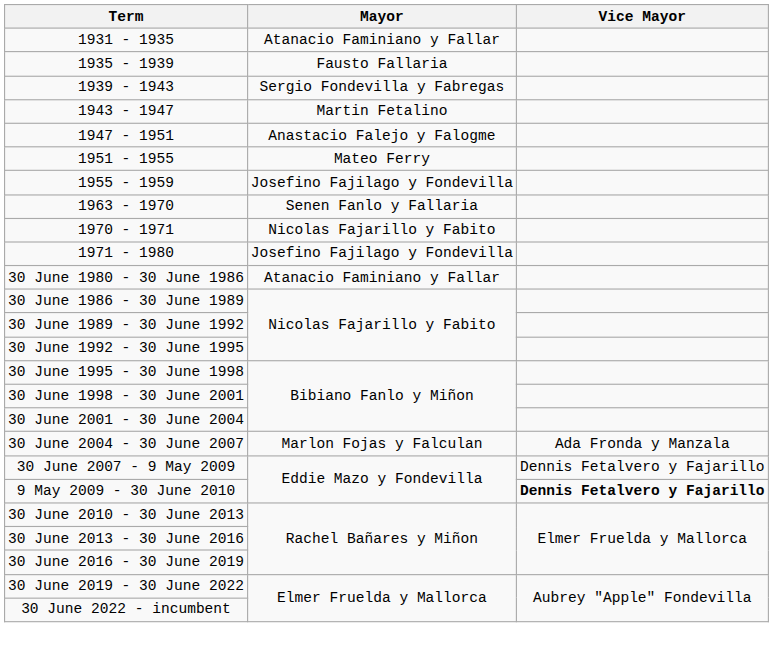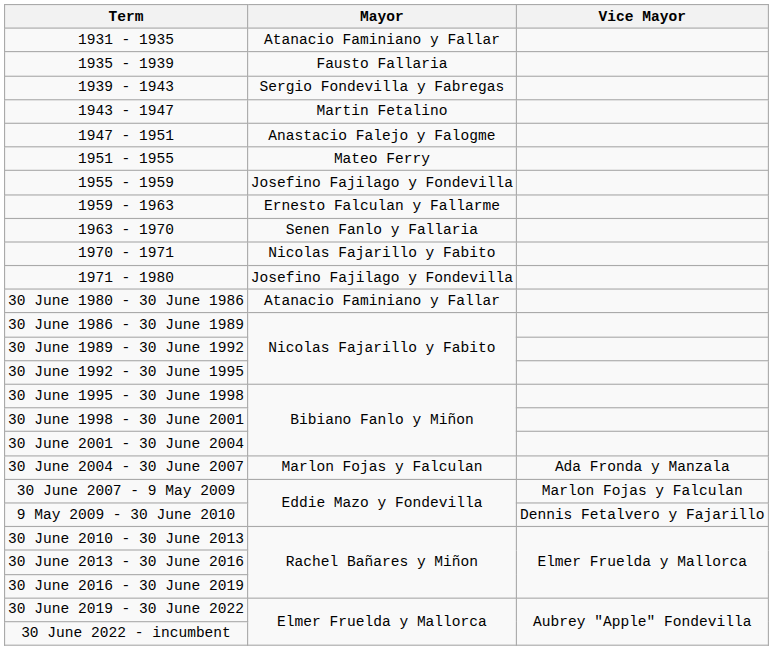+ row: (126, 206)
(642, 467) Dennis Fetalvero y Fajarillo -> (642, 491) Marlon Fojas y Falculan
(642, 491) bold -> (642, 515) normal
